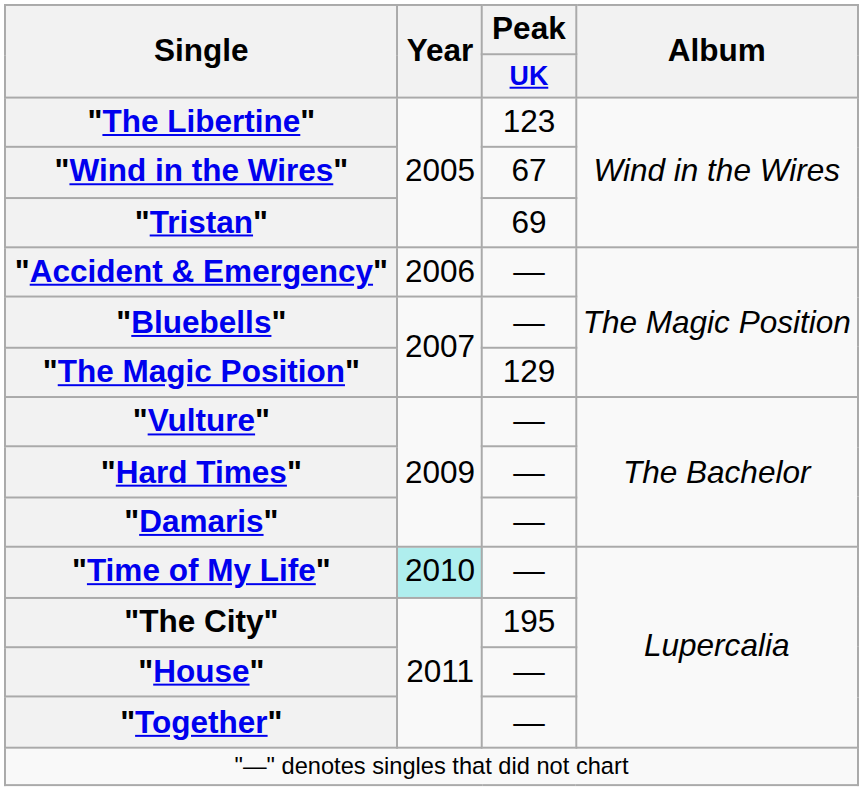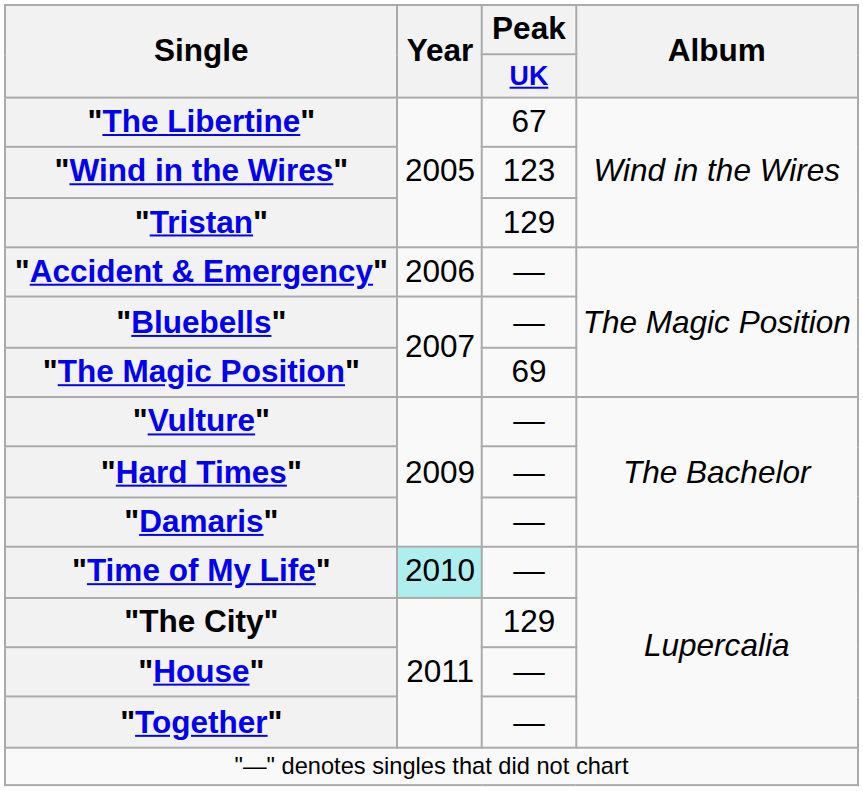(529, 121) 123 -> (529, 121) 67
(529, 171) 67 -> (529, 171) 123
(529, 221) 69 -> (529, 221) 129
(529, 371) 129 -> (529, 371) 69
(529, 621) 195 -> (529, 621) 129
